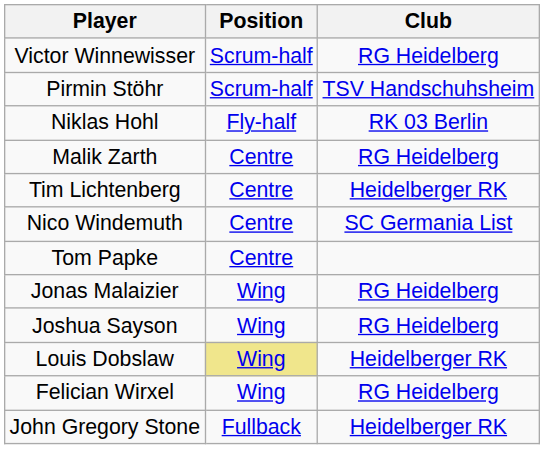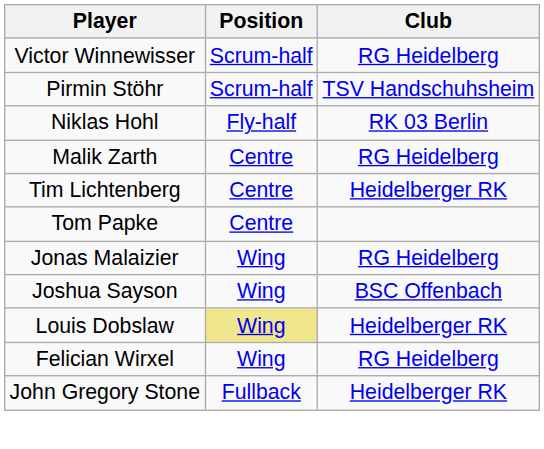- row: (105, 223)
(428, 325) RG Heidelberg -> (428, 291) BSC Offenbach
